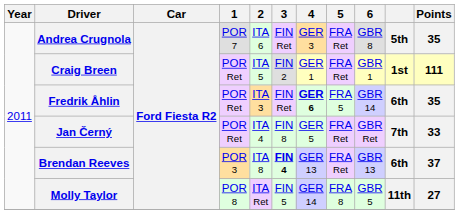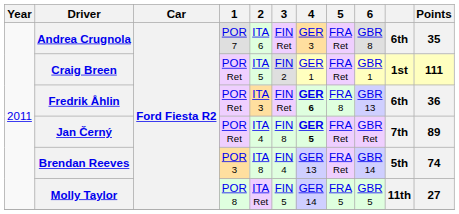(399, 38) 5th -> (399, 38) 6th
(341, 101) FRA 5 -> (341, 101) FRA 8
(370, 101) GBR 14 -> (370, 101) GBR 13
(434, 101) 35 -> (434, 101) 36
(311, 132) normal -> (311, 132) bold
(434, 132) 33 -> (434, 132) 89
(284, 163) bold -> (284, 163) normal
(370, 163) GBR 13 -> (370, 163) GBR 14
(399, 163) 6th -> (399, 163) 5th
(434, 163) 37 -> (434, 163) 74
(341, 194) FRA 8 -> (341, 194) FRA 5
